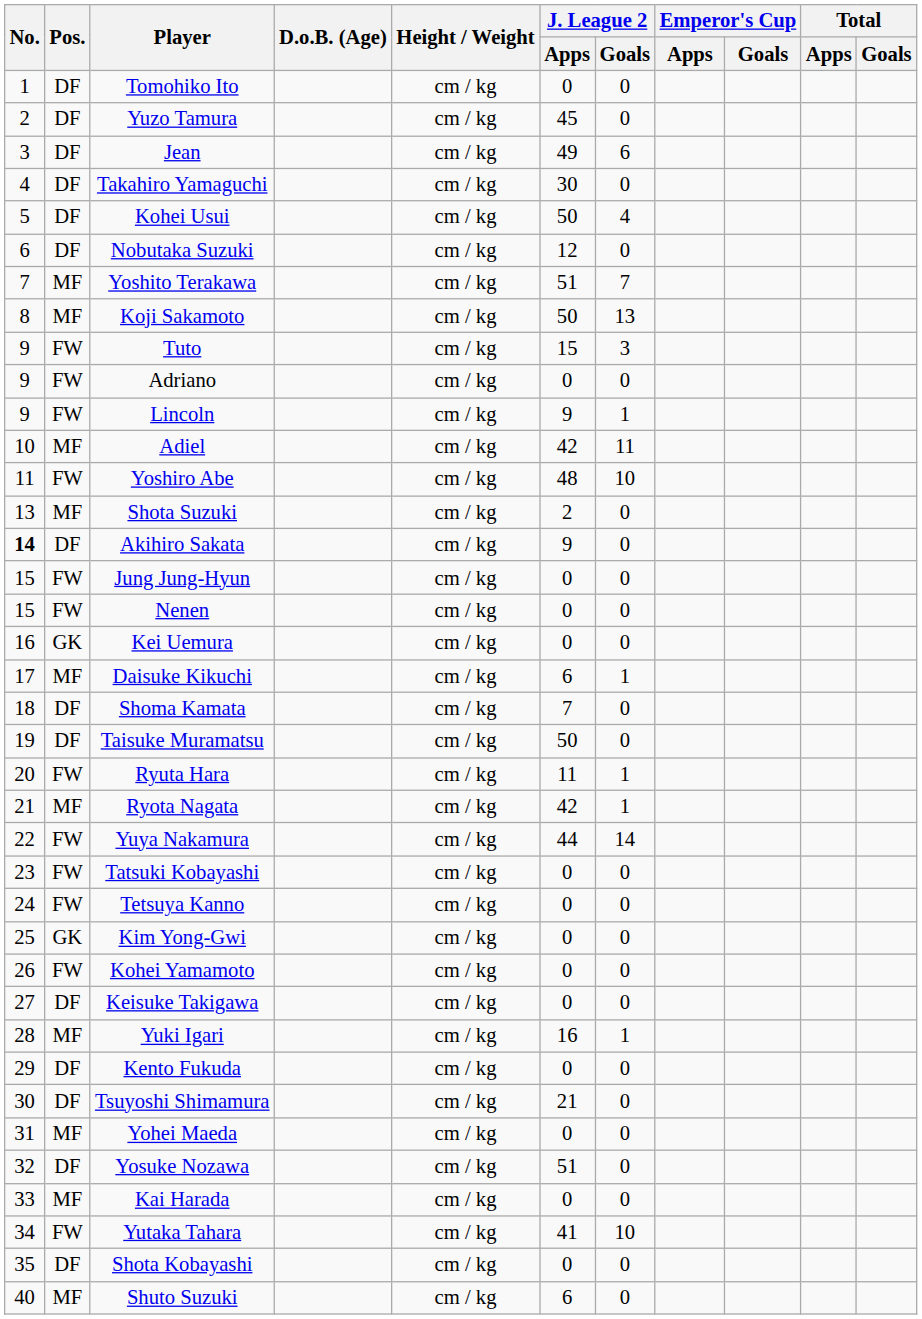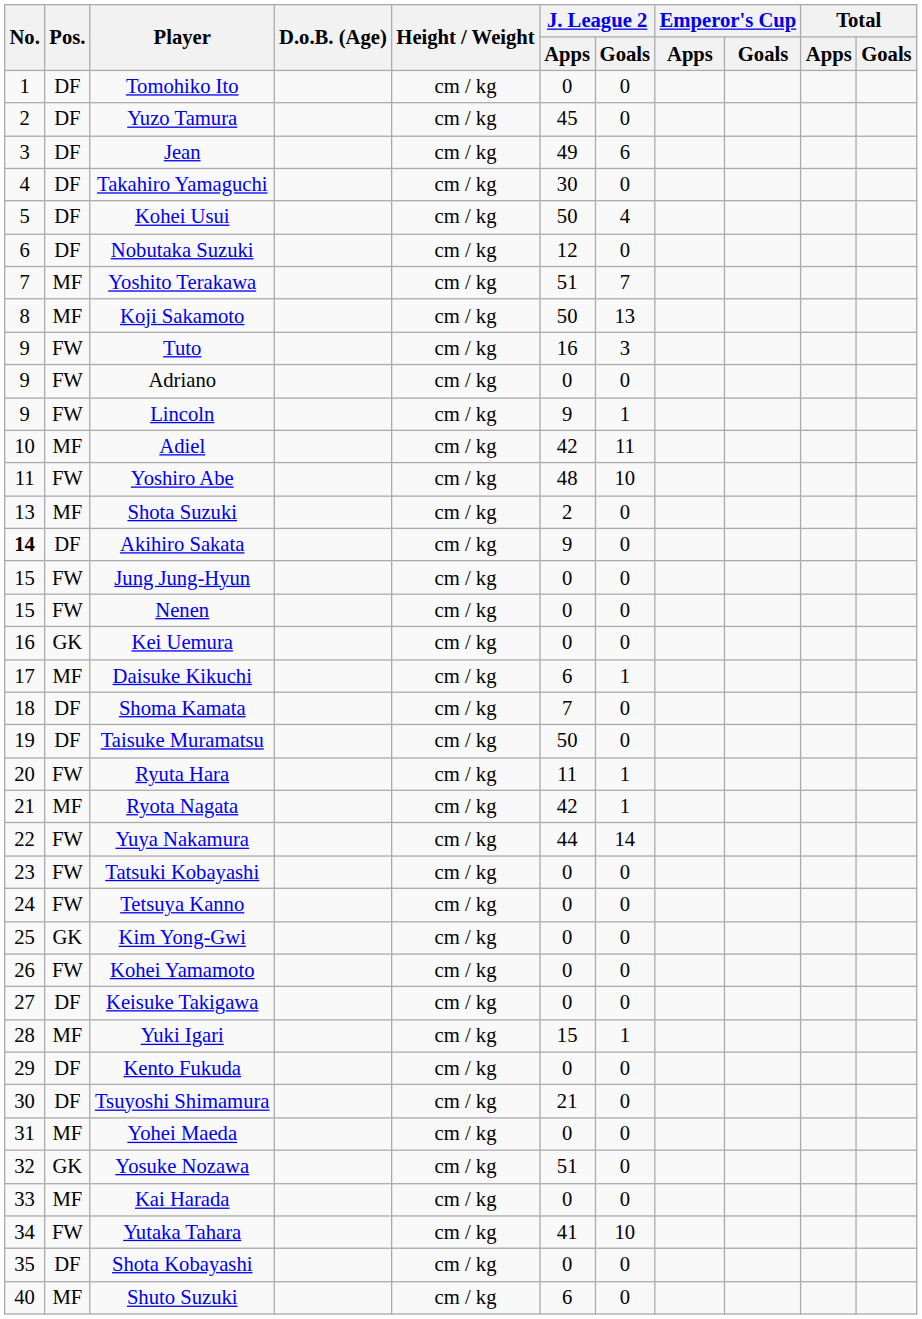(567, 348) 15 -> (567, 348) 16
(567, 1035) 16 -> (567, 1035) 15
(67, 1166) DF -> (67, 1166) GK
